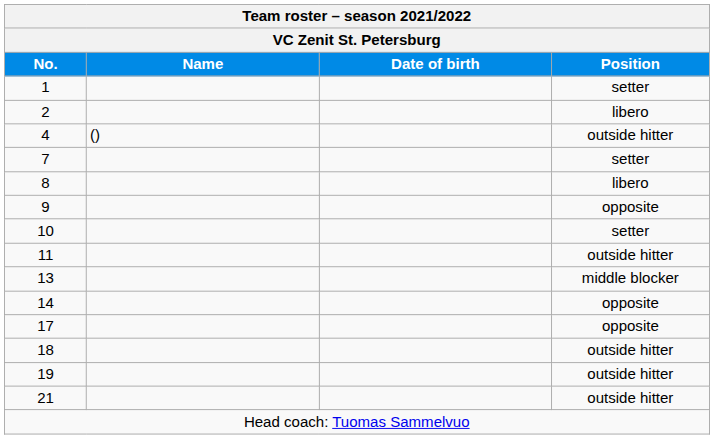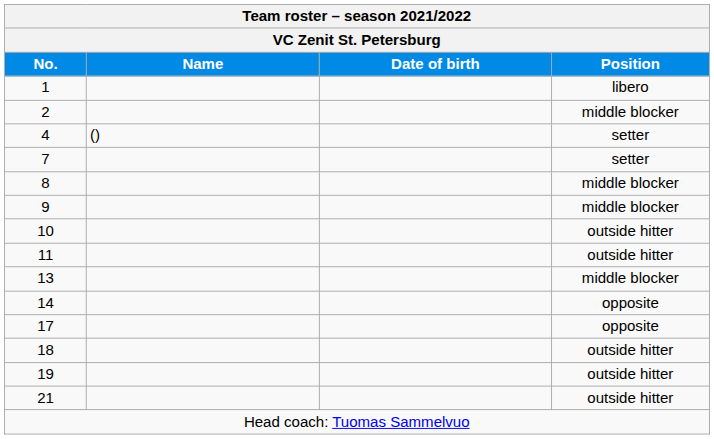(630, 87) setter -> (630, 87) libero
(630, 111) libero -> (630, 111) middle blocker
(630, 135) outside hitter -> (630, 135) setter
(630, 183) libero -> (630, 183) middle blocker
(630, 207) opposite -> (630, 207) middle blocker
(630, 231) setter -> (630, 231) outside hitter
